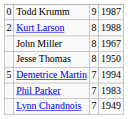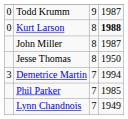(9, 28) 2 -> (9, 28) 0
(111, 28) normal -> (111, 28) bold
(111, 43) 1967 -> (111, 43) 1987
(9, 75) 5 -> (9, 75) 3
(111, 91) 1983 -> (111, 91) 1985
